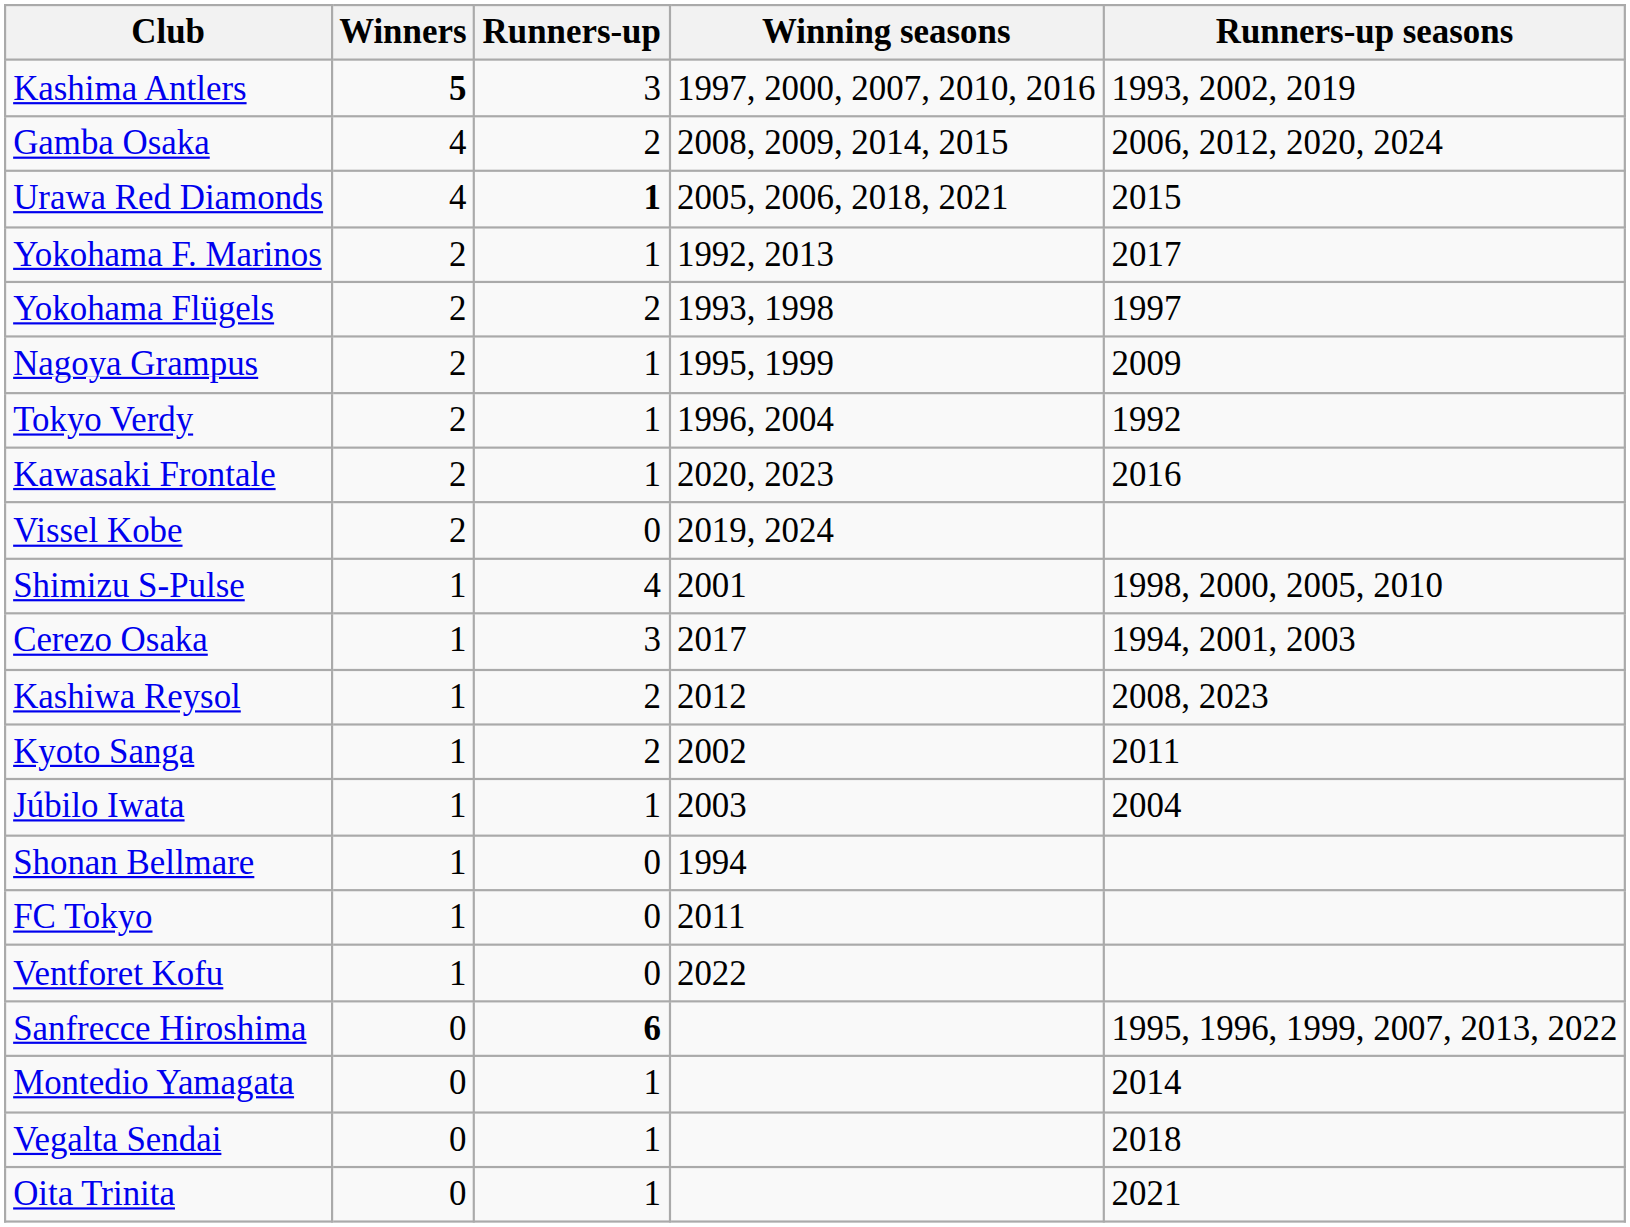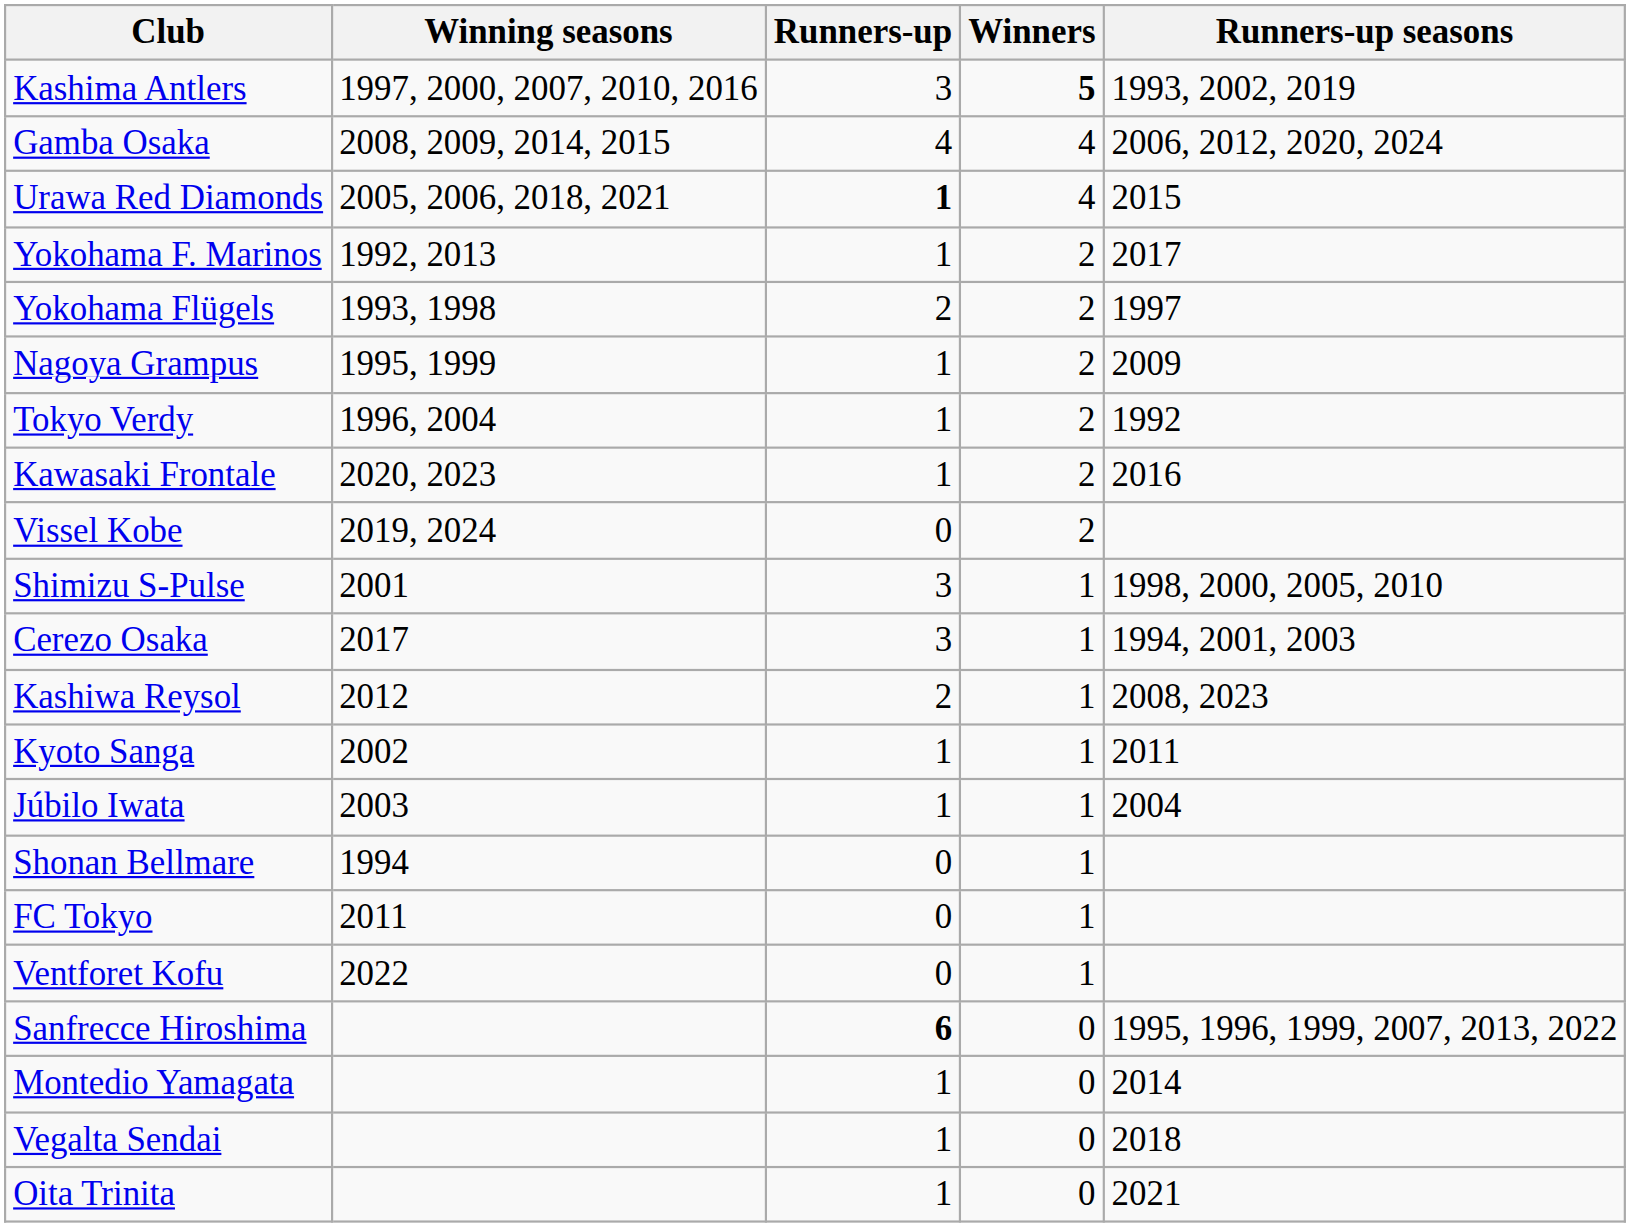columns swapped: (403, 32) <-> (886, 32)
(652, 142) 2 -> (943, 142) 4
(652, 585) 4 -> (943, 585) 3
(652, 751) 2 -> (943, 751) 1
